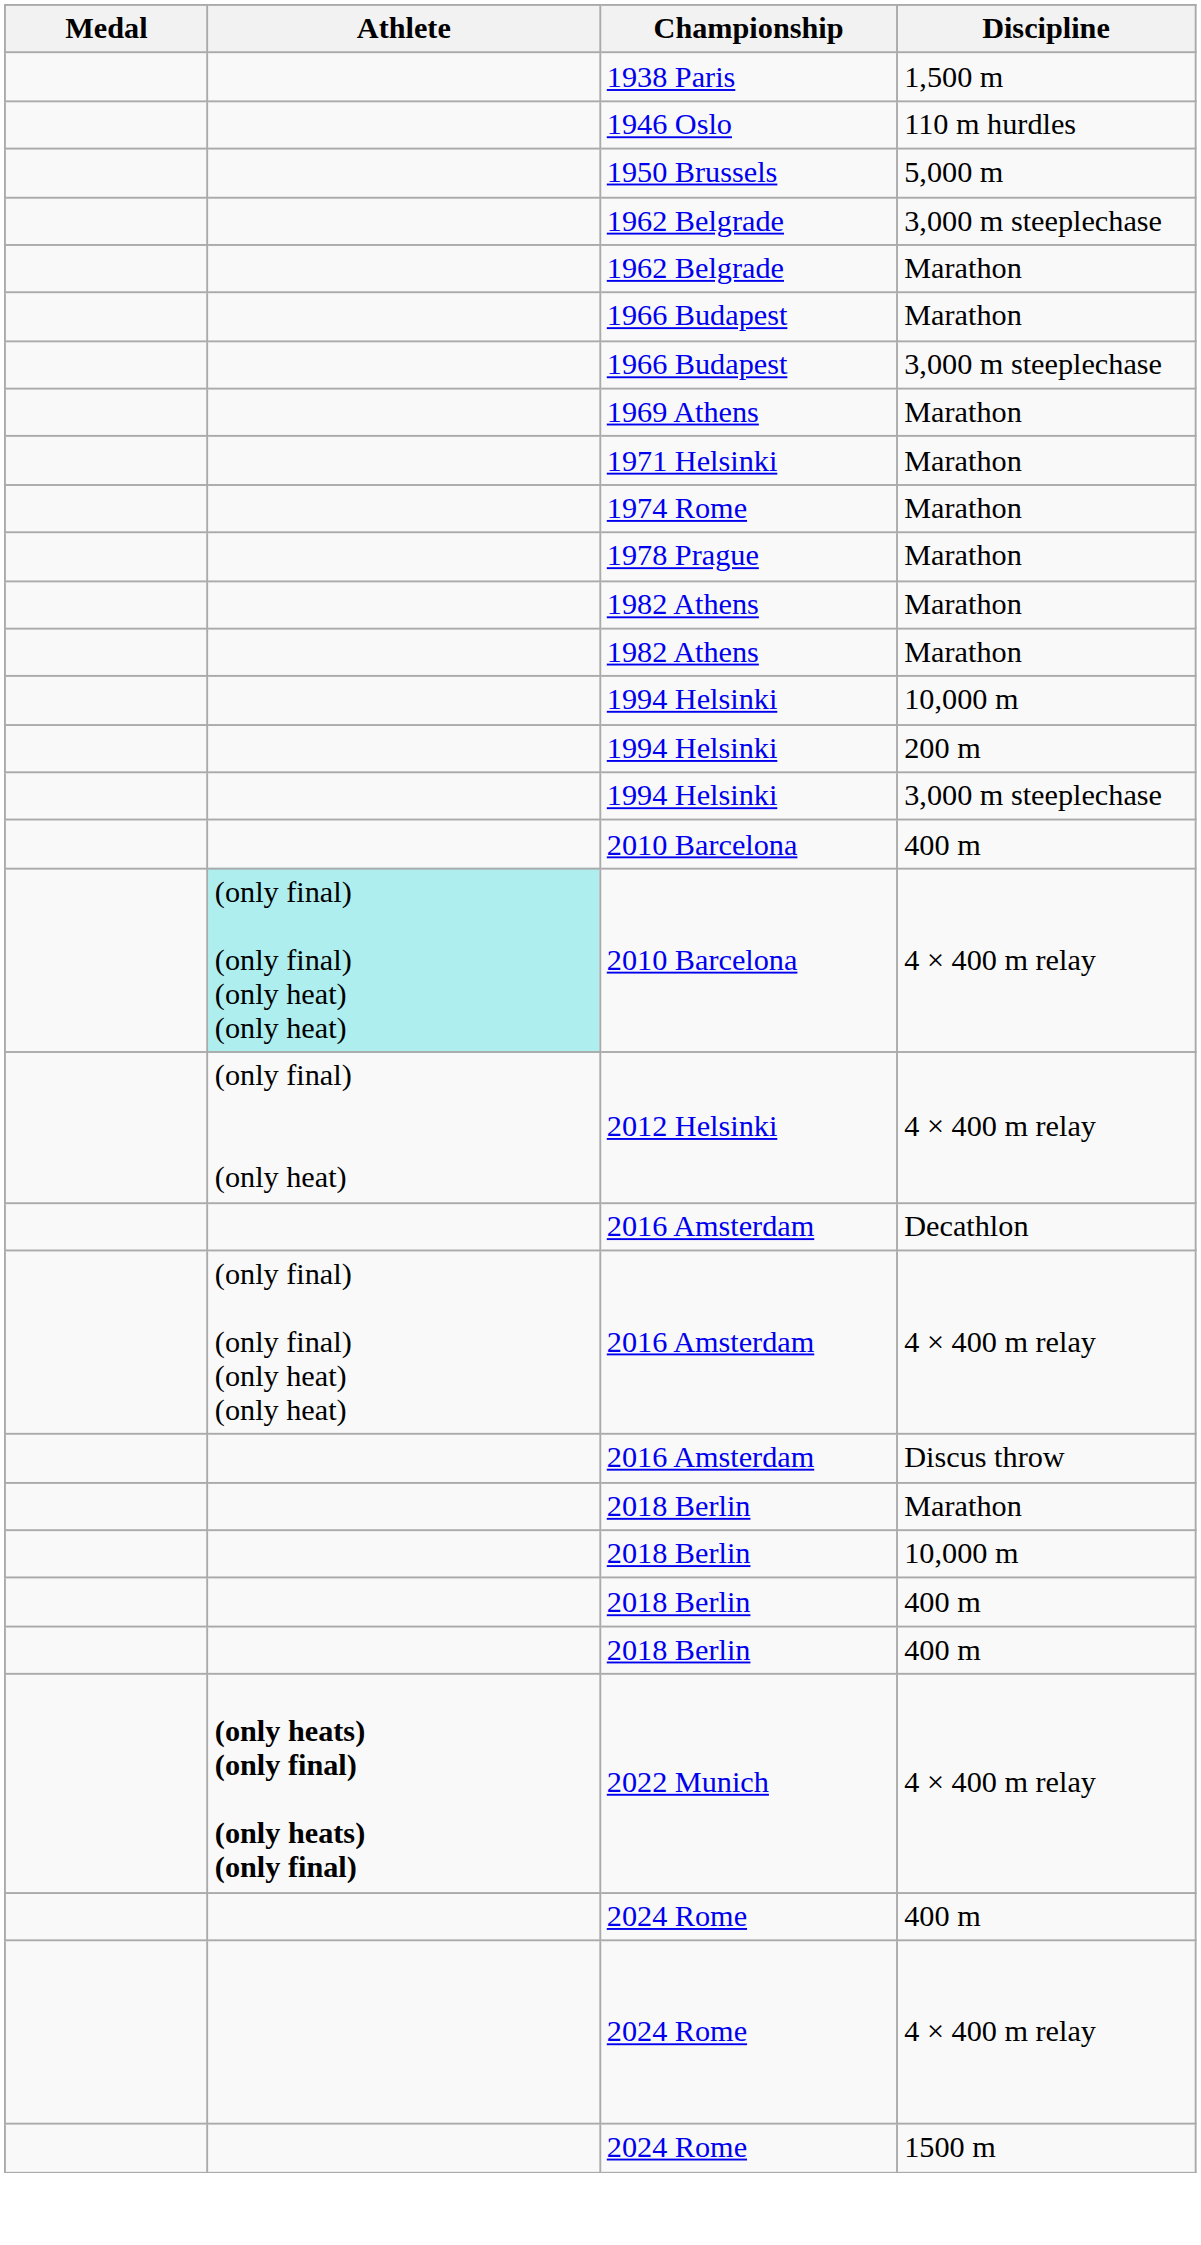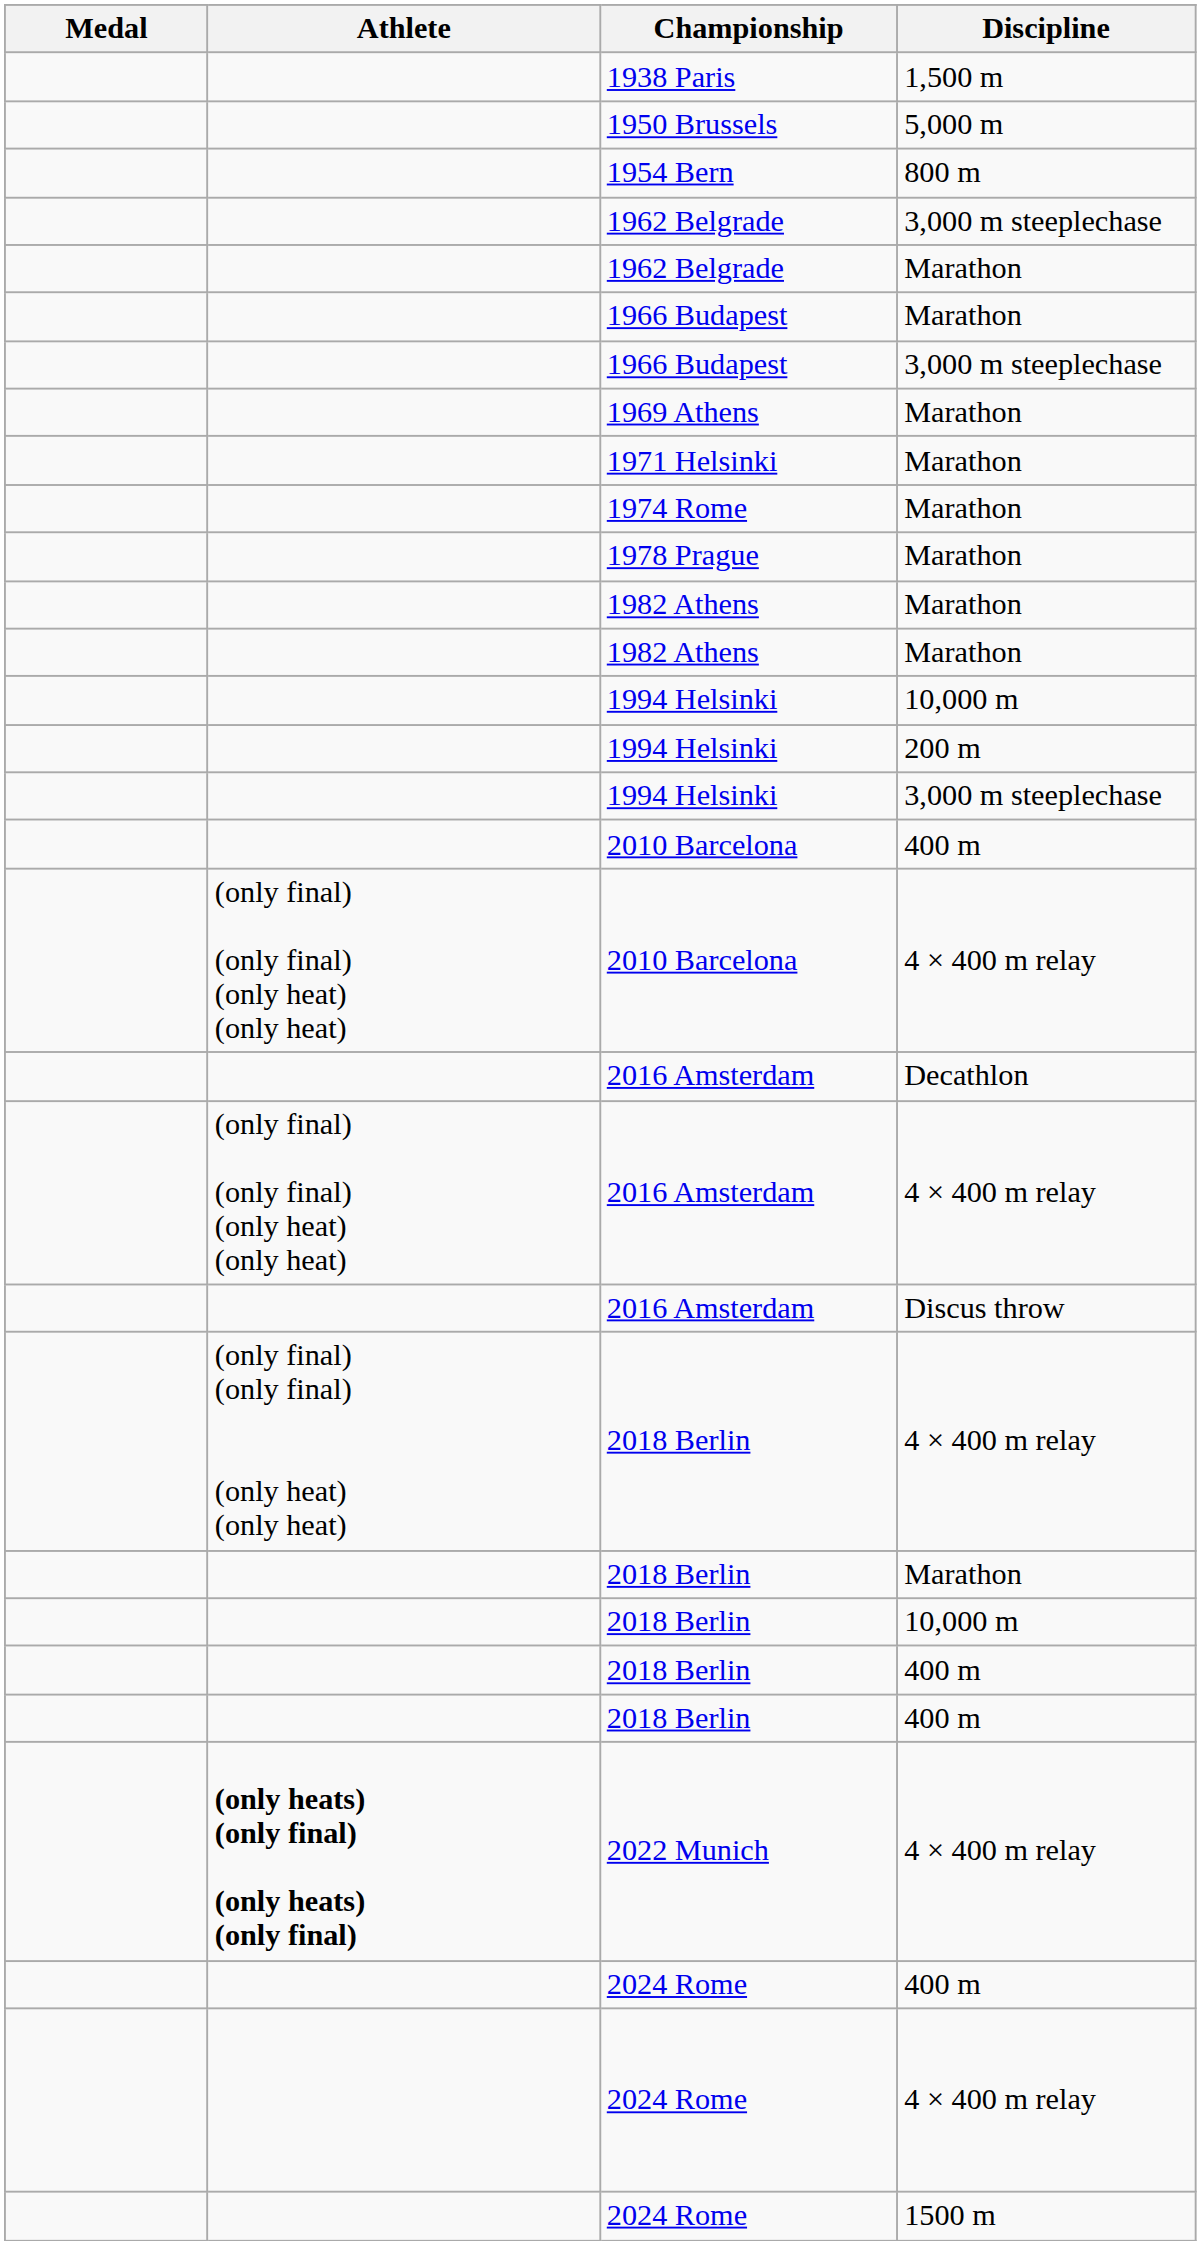- row: (669, 124)
+ row: (670, 172)
(283, 959) paleturquoise background -> (283, 959) no background
- row: (692, 1126)
+ row: (679, 1440)
